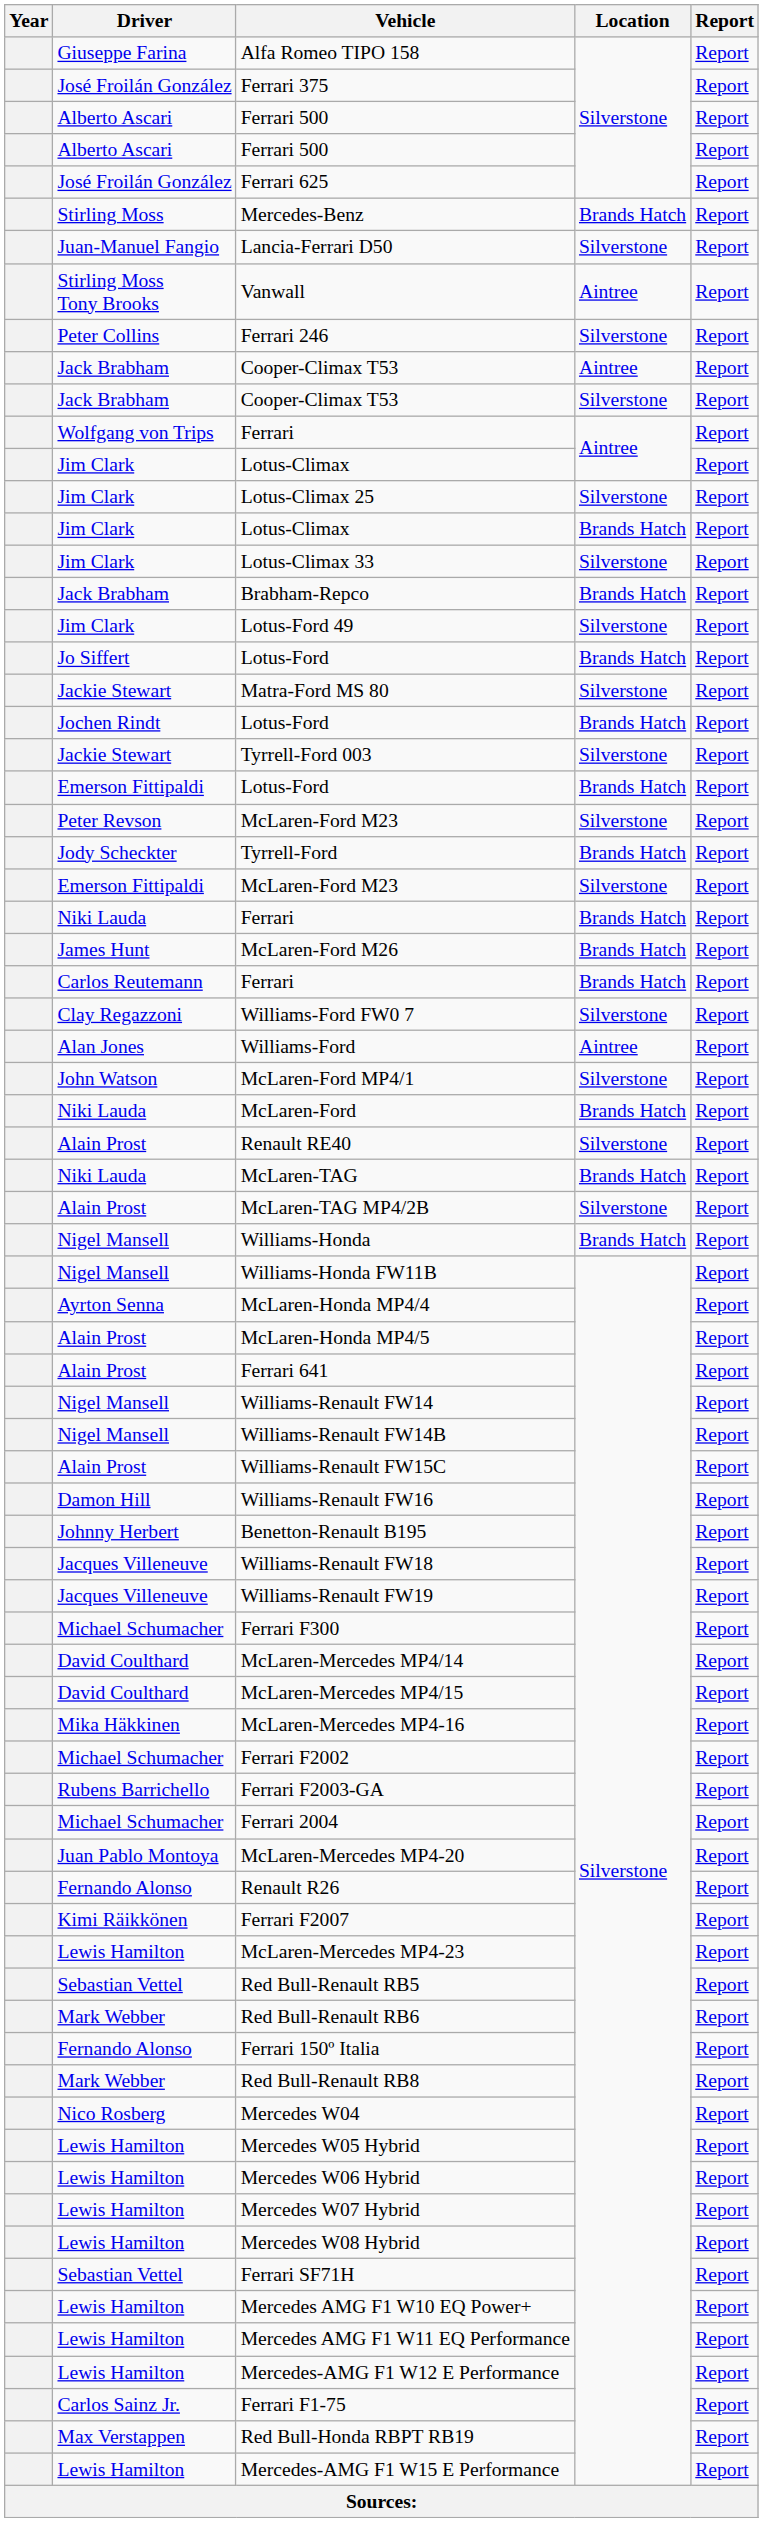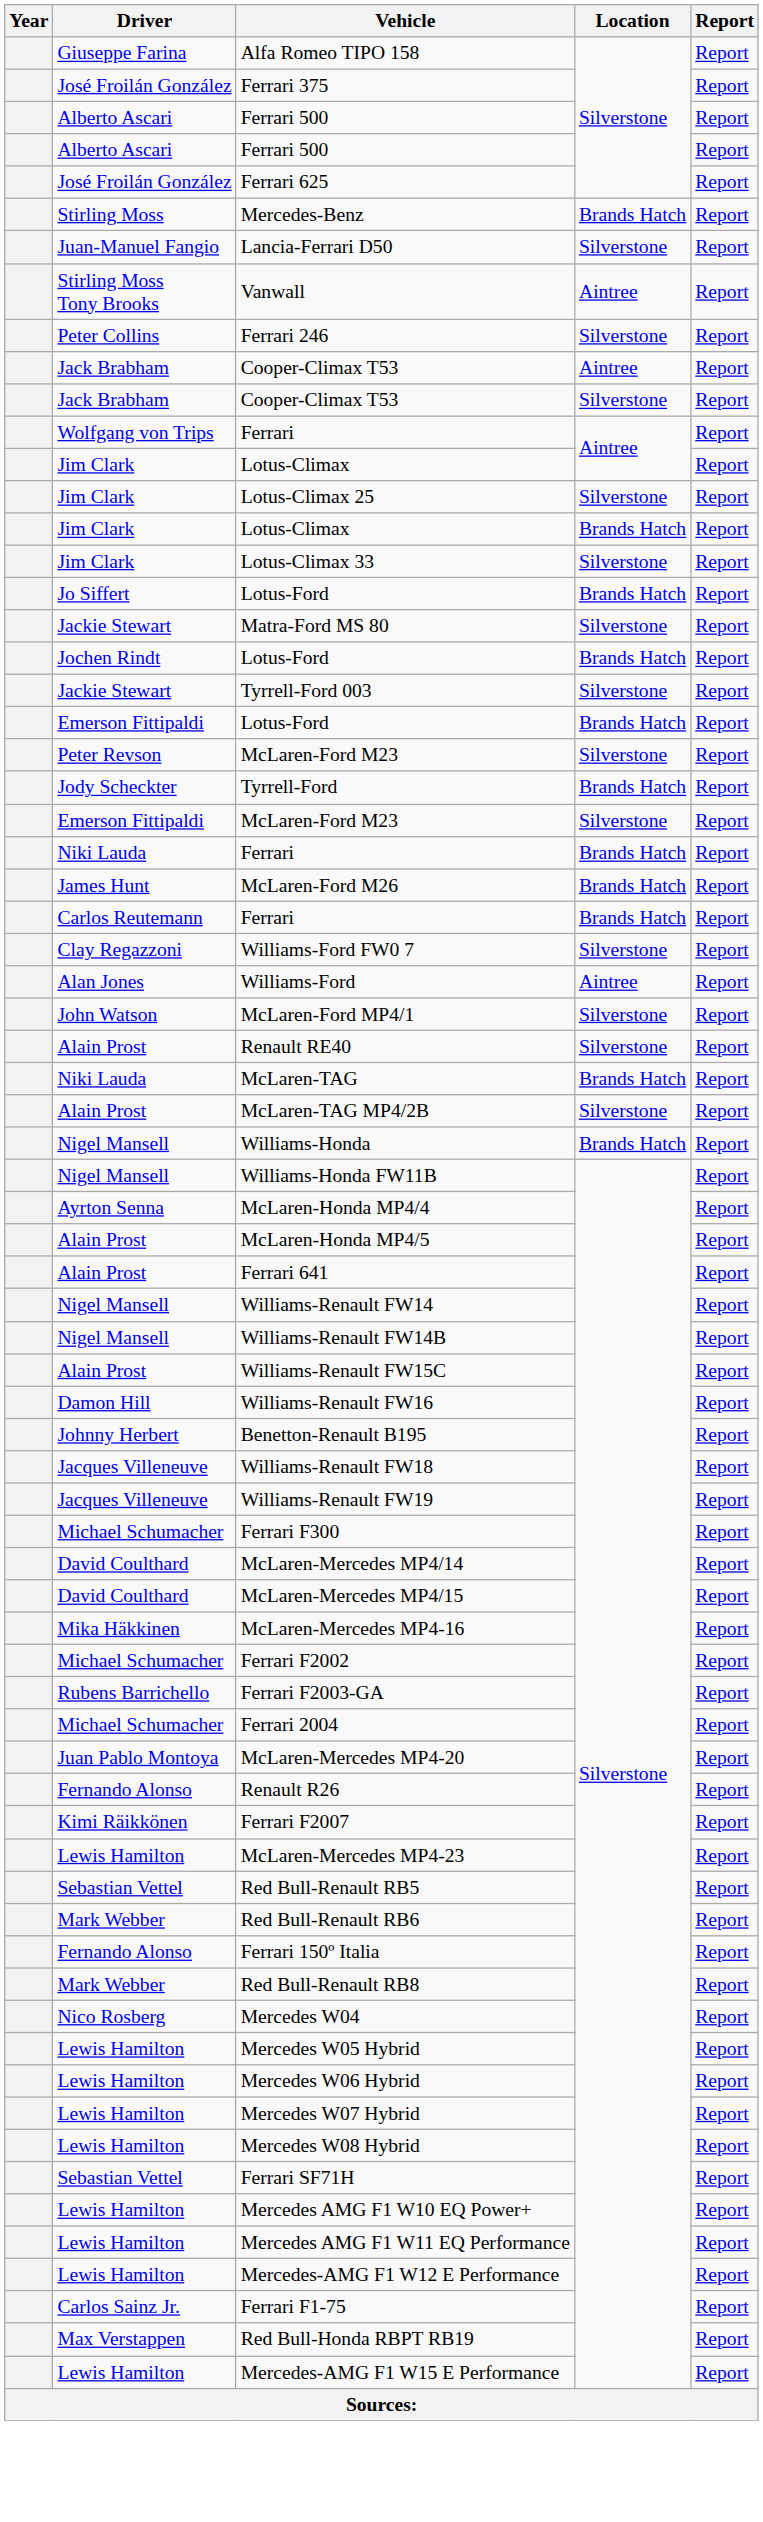- row: (113, 593)
- row: (96, 626)
- row: (102, 1110)
